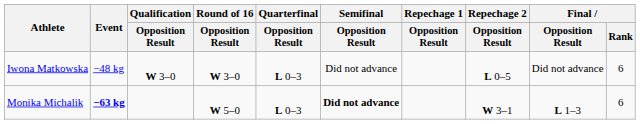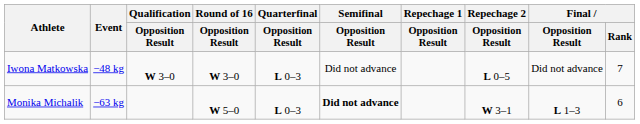(621, 69) 6 -> (620, 69) 7
(109, 102) bold -> (109, 102) normal
